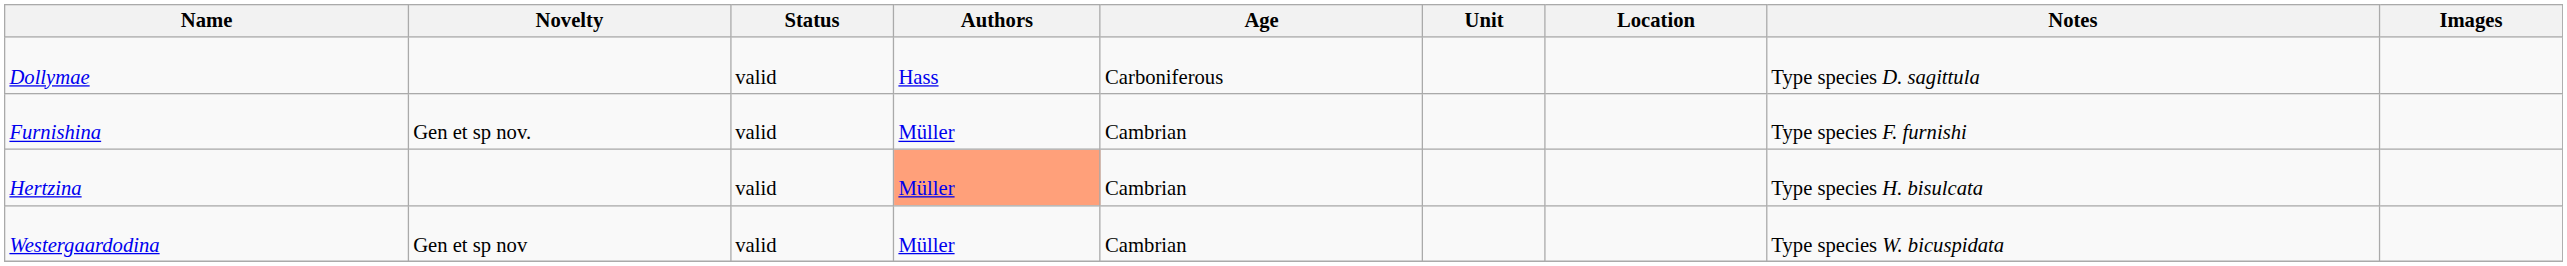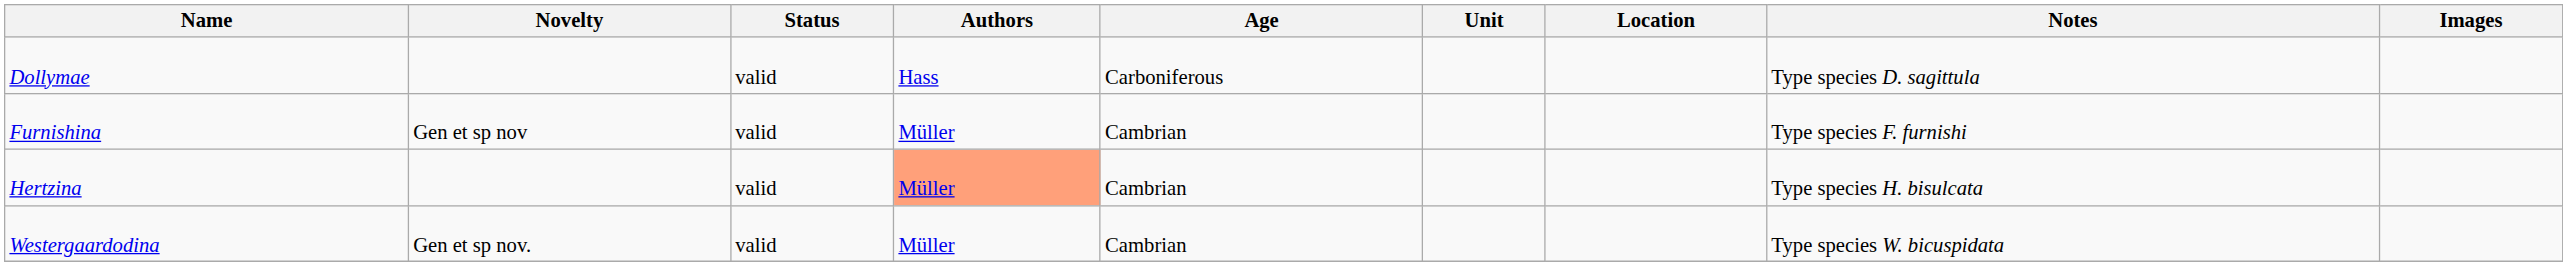(472, 132) Gen et sp nov. -> (470, 132) Gen et sp nov
(470, 244) Gen et sp nov -> (472, 244) Gen et sp nov.
